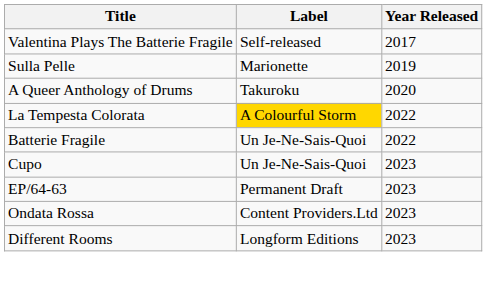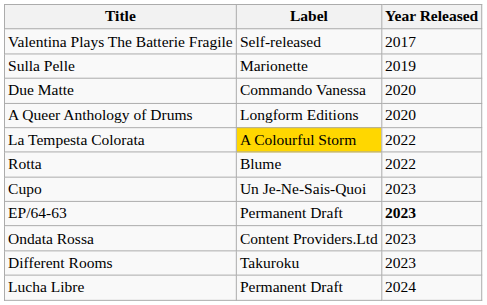+ row: (41, 90)
(270, 90) Takuroku -> (299, 115) Longform Editions
- row: (57, 139)
+ row: (25, 164)
(401, 189) normal -> (401, 213) bold
(299, 238) Longform Editions -> (270, 262) Takuroku
+ row: (46, 287)
